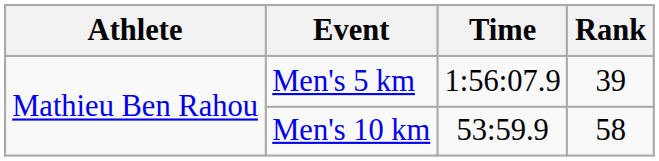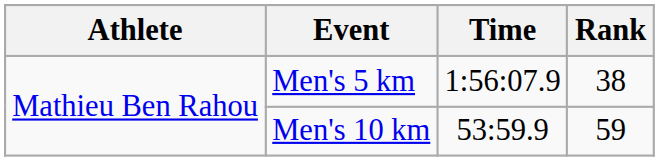(611, 80) 39 -> (611, 80) 38
(611, 130) 58 -> (611, 130) 59
